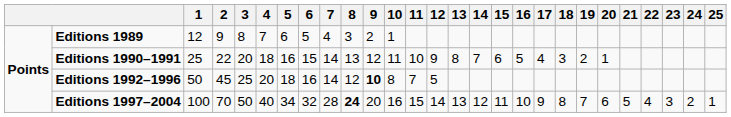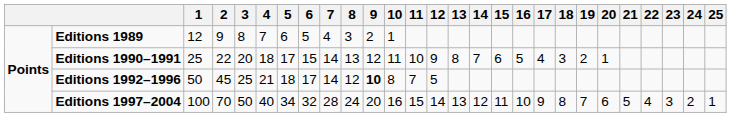(288, 58) 16 -> (288, 58) 17
(266, 79) 20 -> (266, 79) 21
(309, 79) 16 -> (309, 79) 17
(352, 101) bold -> (352, 101) normal
